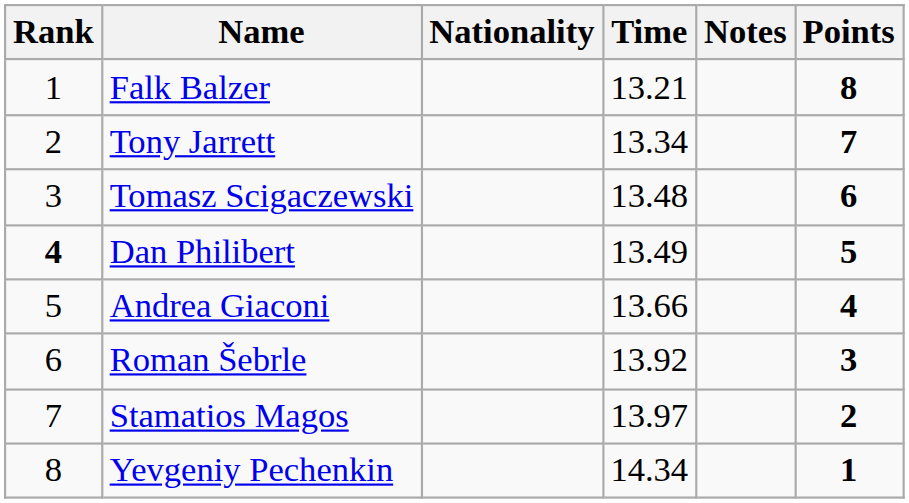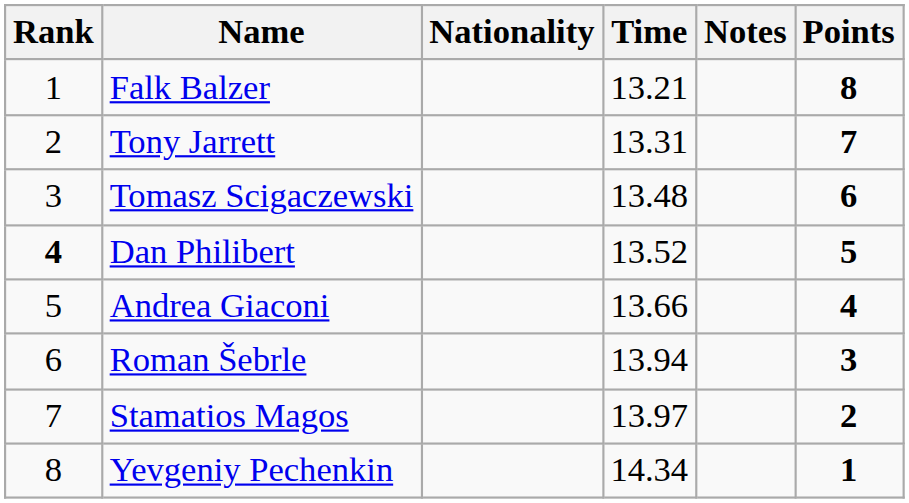(649, 141) 13.34 -> (649, 141) 13.31
(649, 251) 13.49 -> (649, 251) 13.52
(649, 360) 13.92 -> (649, 360) 13.94
